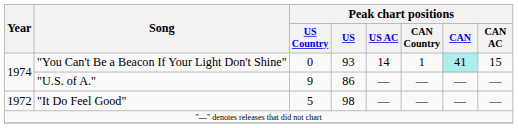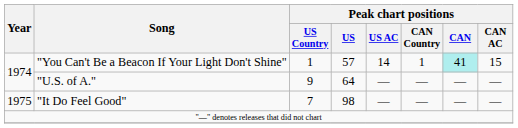(310, 62) 0 -> (310, 62) 1
(348, 62) 93 -> (348, 62) 57
(348, 81) 86 -> (348, 81) 64
(19, 101) 1972 -> (19, 101) 1975
(310, 101) 5 -> (310, 101) 7
